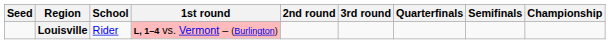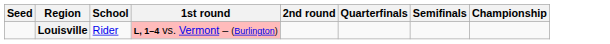- column: (366, 13)
